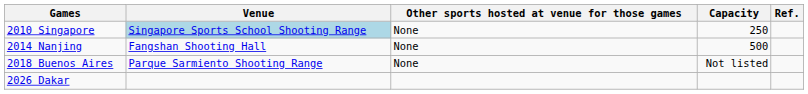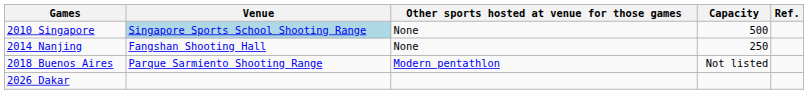(759, 30) 250 -> (759, 30) 500
(759, 47) 500 -> (759, 47) 250
(406, 64) None -> (447, 64) Modern pentathlon
